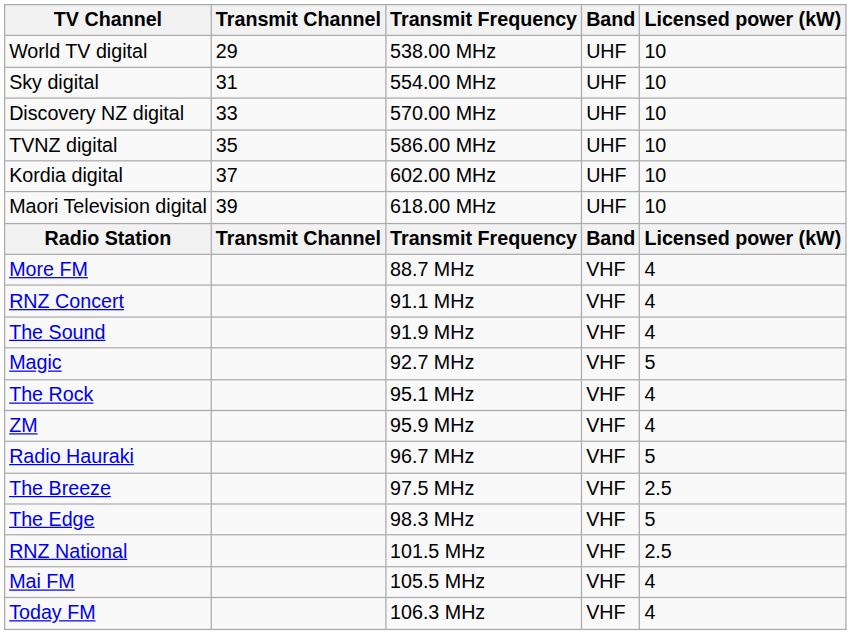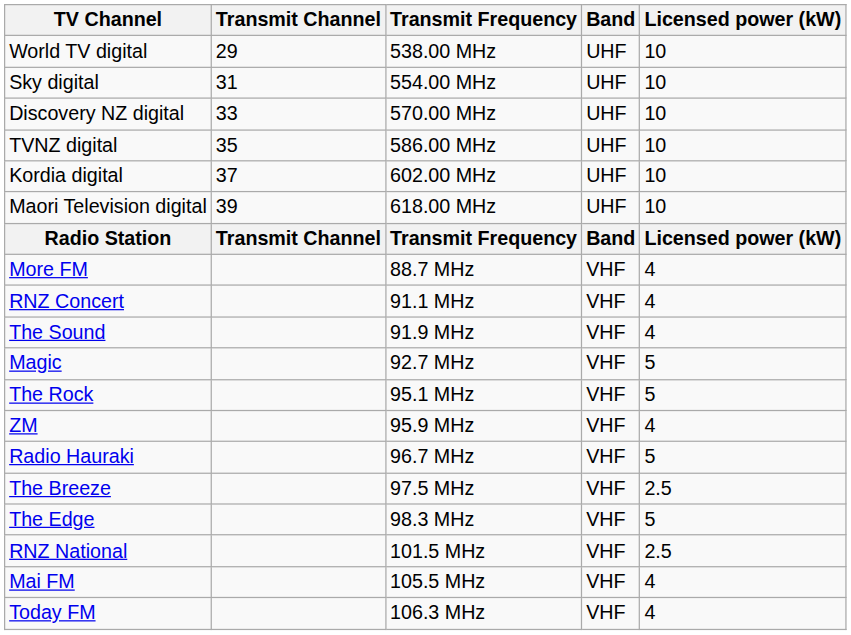(650, 394) 4 -> (650, 394) 5
